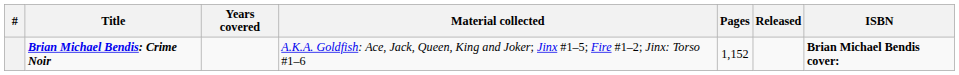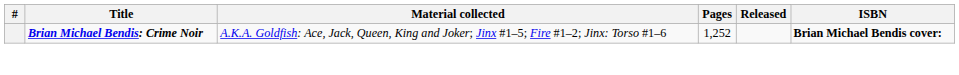- column: (240, 20)
(735, 53) 1,152 -> (717, 33) 1,252
